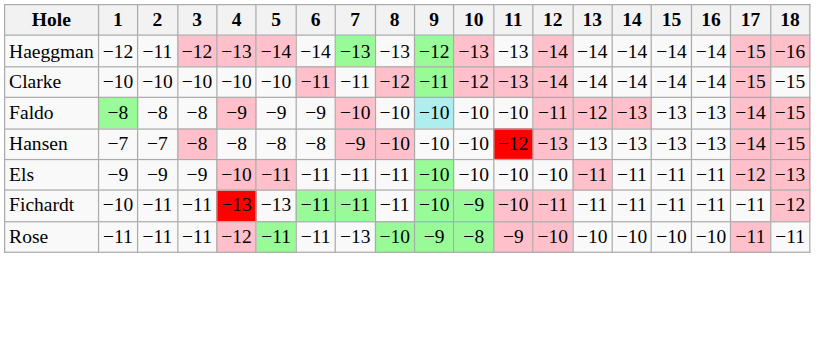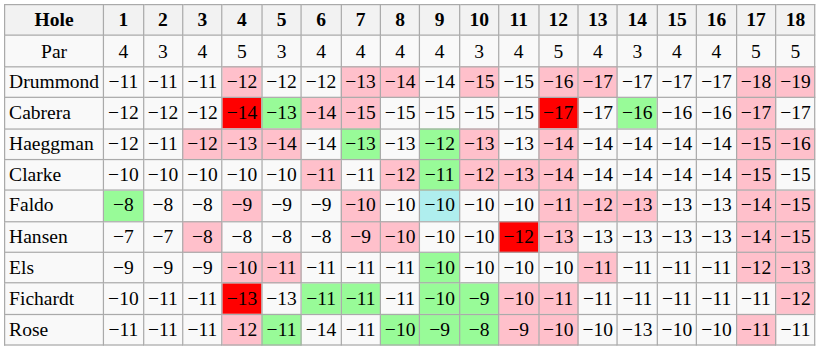+ row: (54, 50)
+ row: (54, 81)
+ row: (40, 112)
(316, 236) −11 -> (321, 329) −14
(355, 236) −13 -> (361, 329) −11
(632, 236) −10 -> (637, 329) −13
